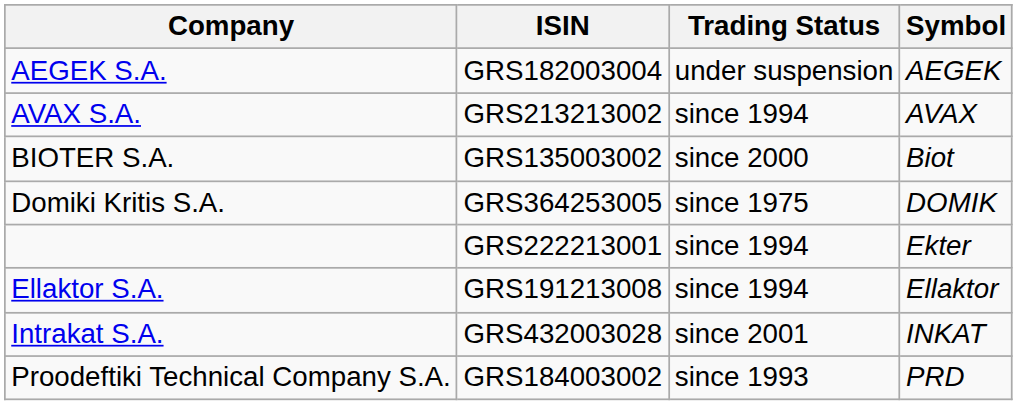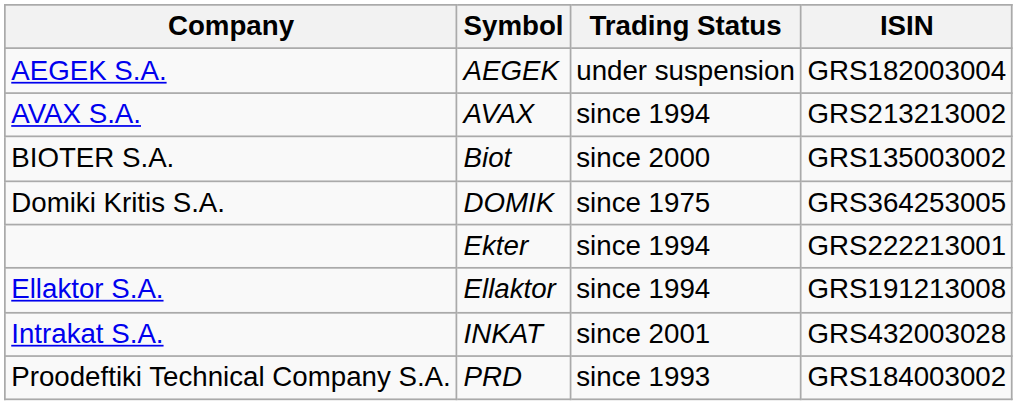columns swapped: (956, 26) <-> (563, 26)
